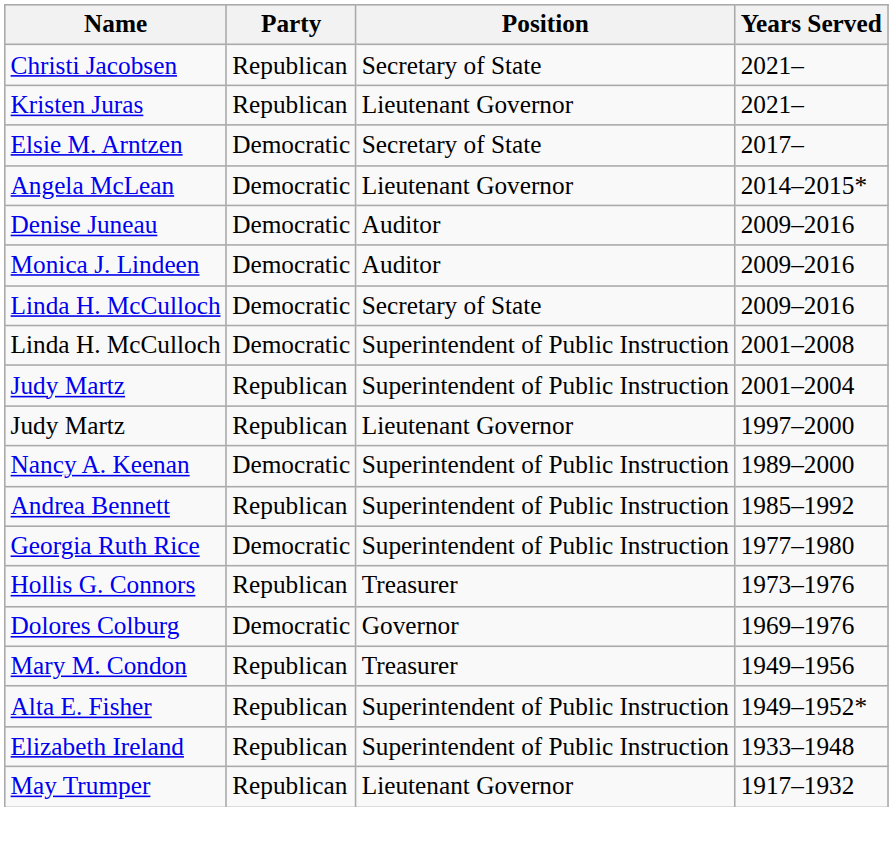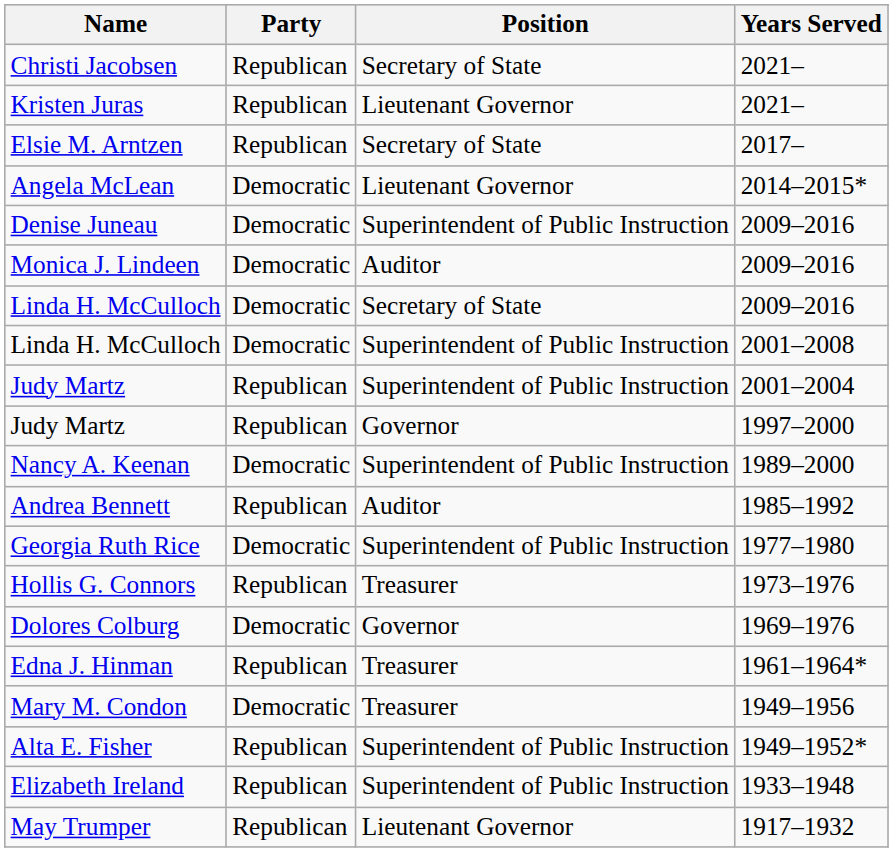(291, 144) Democratic -> (290, 144) Republican
(401, 225) Auditor -> (545, 225) Superintendent of Public Instruction
(467, 425) Lieutenant Governor -> (410, 425) Governor
(545, 505) Superintendent of Public Instruction -> (401, 505) Auditor
+ row: (92, 666)
(290, 666) Republican -> (291, 706) Democratic
